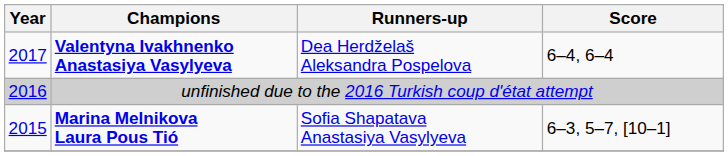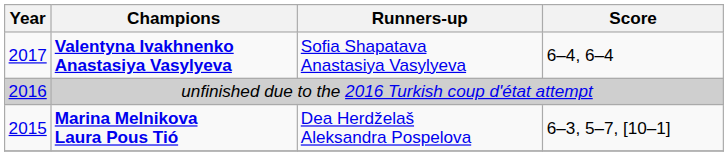(386, 55) Dea Herdželaš Aleksandra Pospelova -> (383, 55) Sofia Shapatava Anastasiya Vasylyeva
(383, 128) Sofia Shapatava Anastasiya Vasylyeva -> (386, 128) Dea Herdželaš Aleksandra Pospelova
